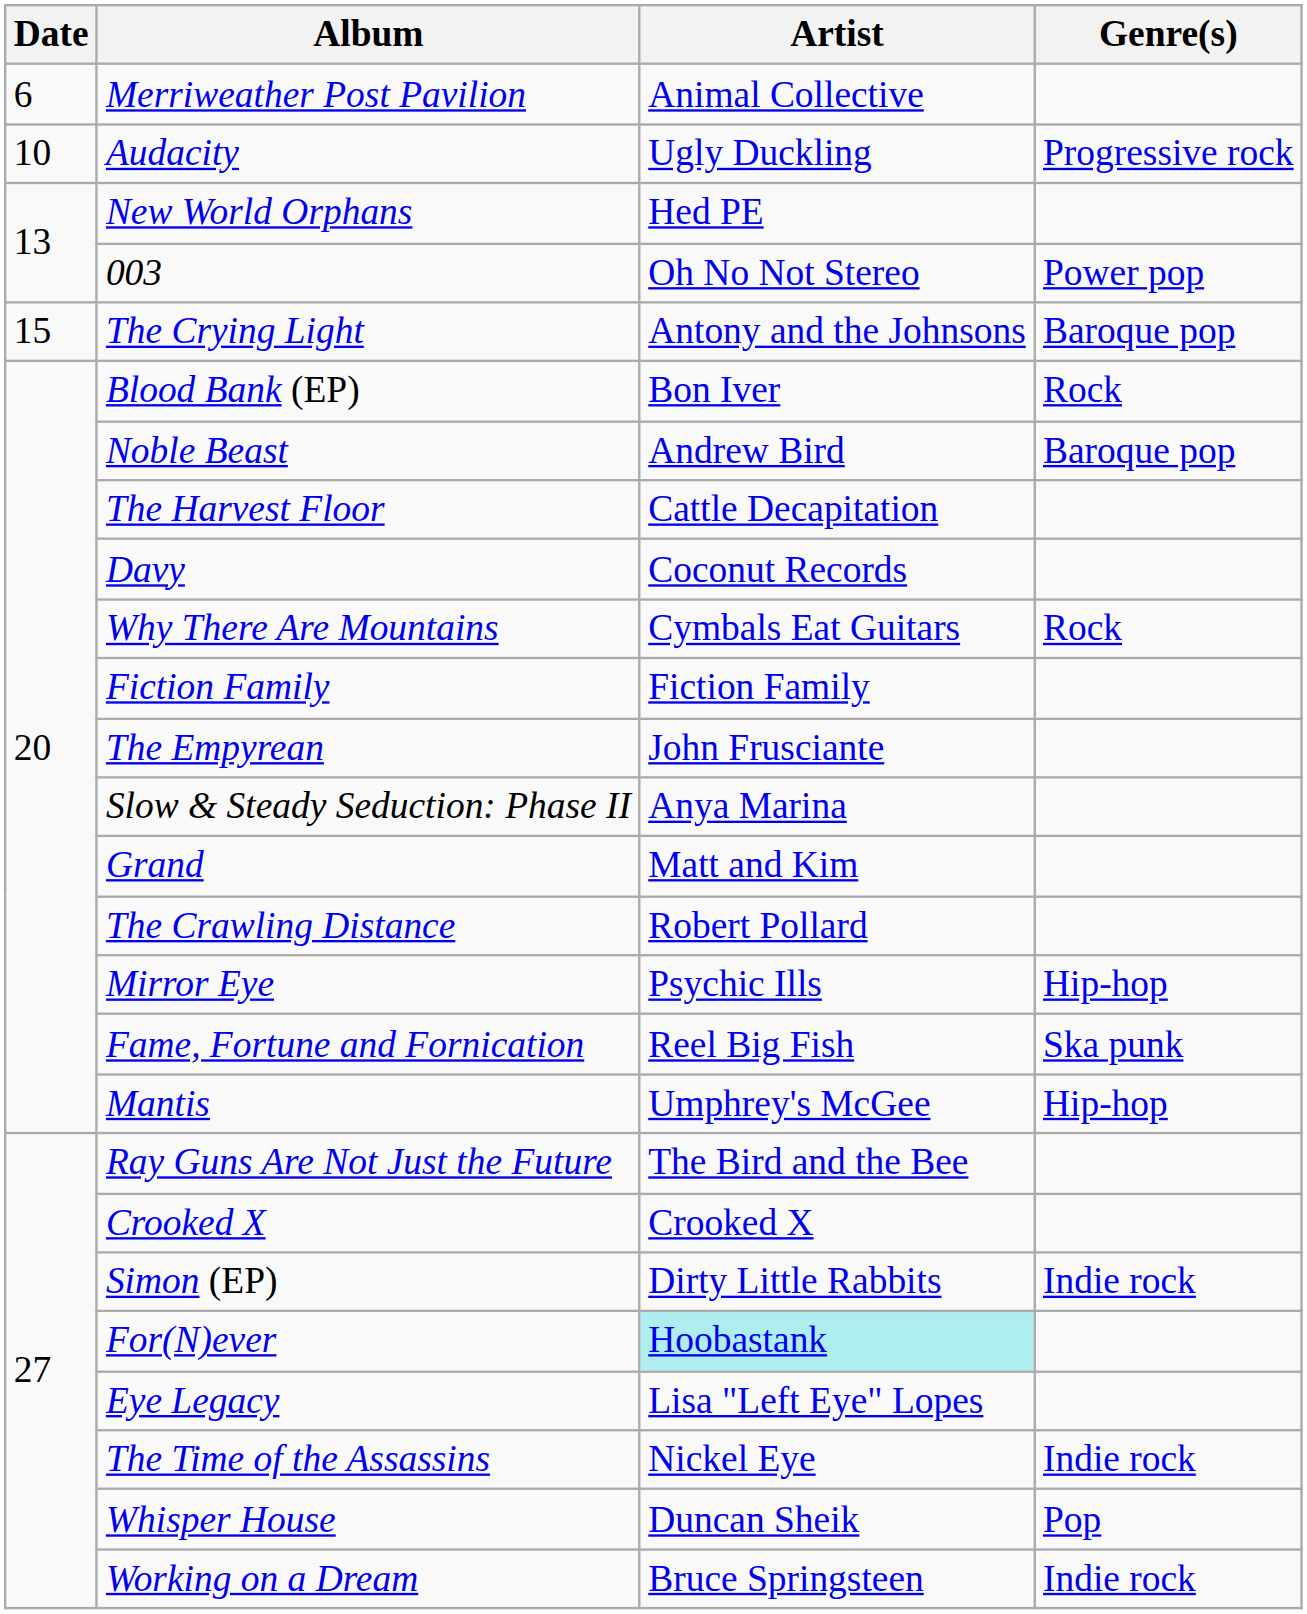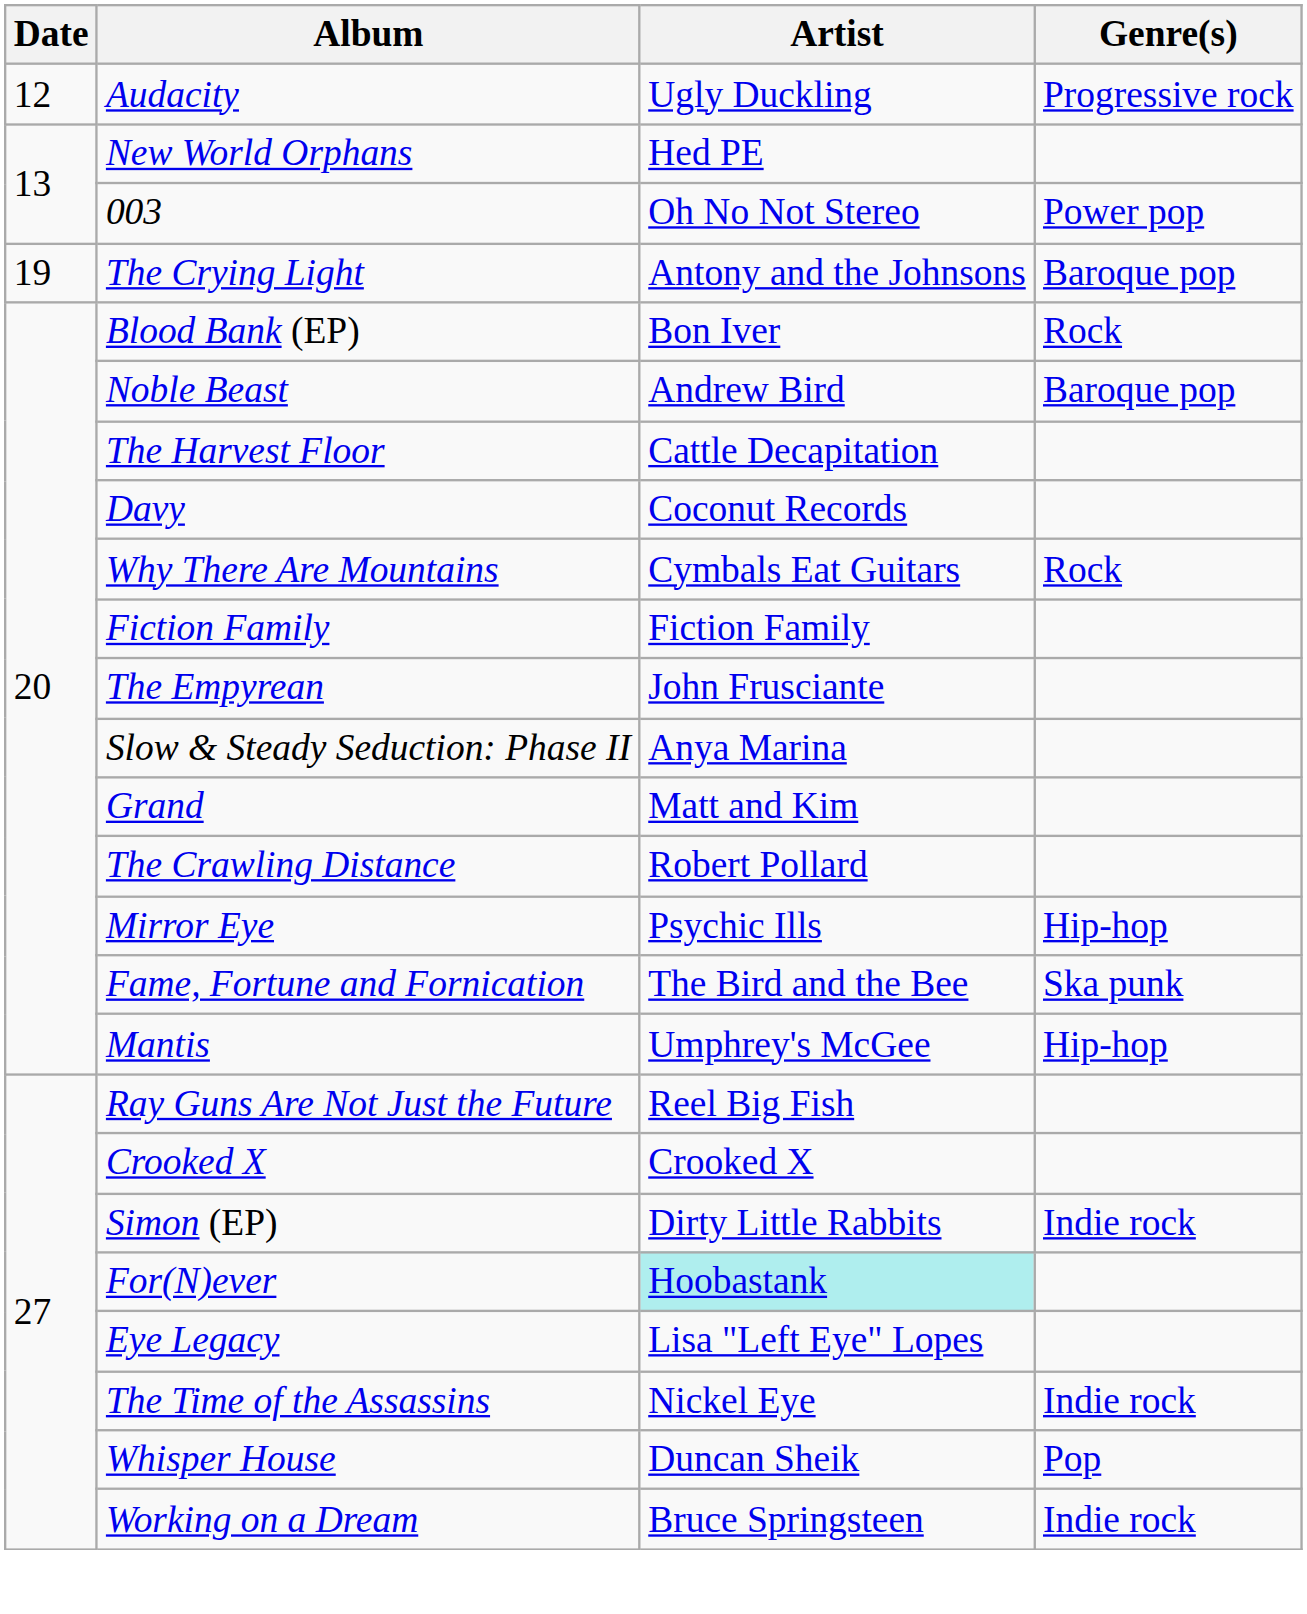- row: (316, 93)
(33, 152) 10 -> (33, 93) 12
(33, 331) 15 -> (33, 271) 19
(751, 1043) Reel Big Fish -> (808, 984) The Bird and the Bee
(808, 1162) The Bird and the Bee -> (751, 1102) Reel Big Fish
